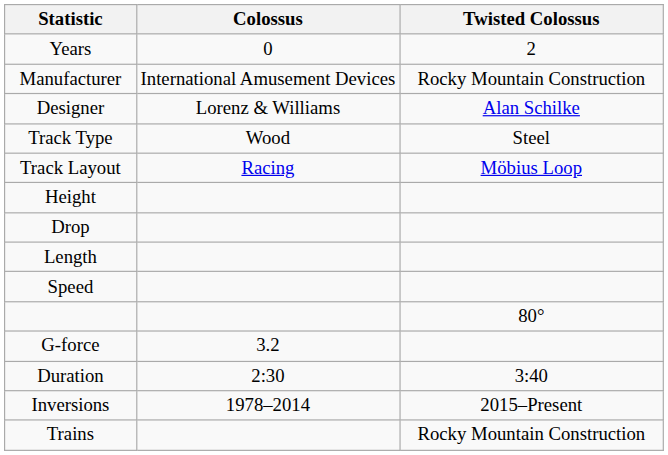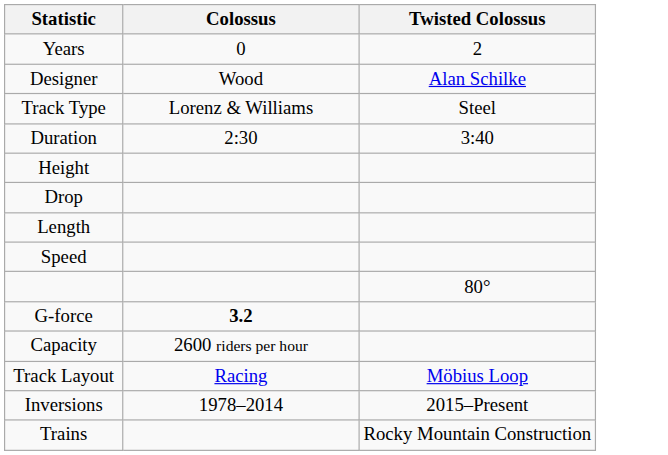- row: (70, 78)
(268, 108) Lorenz & Williams -> (241, 78) Wood
(268, 138) Wood -> (241, 108) Lorenz & Williams
rows swapped: (70, 167) <-> (70, 375)
(268, 345) normal -> (241, 316) bold
+ row: (64, 345)
